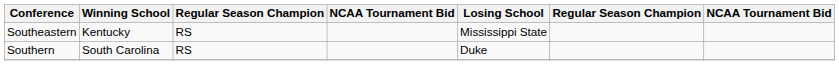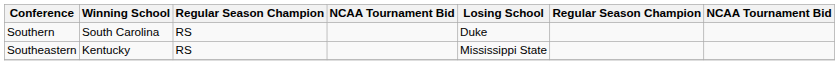rows swapped: (42, 32) <-> (31, 50)
